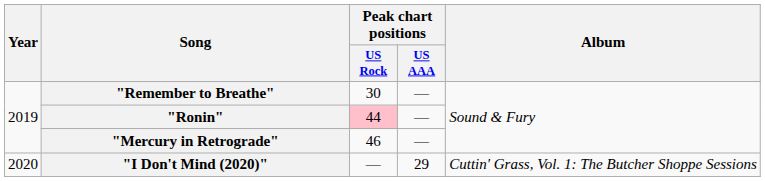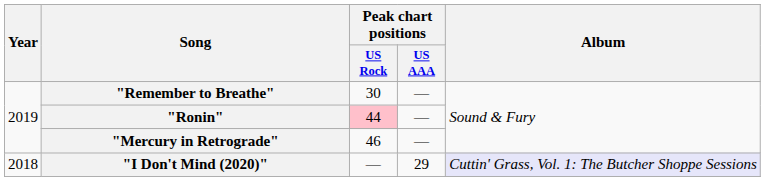(23, 164) 2020 -> (23, 164) 2018
(603, 164) no background -> (603, 164) lavender background
